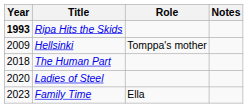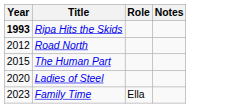- row: (54, 45)
+ row: (61, 45)
(18, 62) 2018 -> (18, 62) 2015
